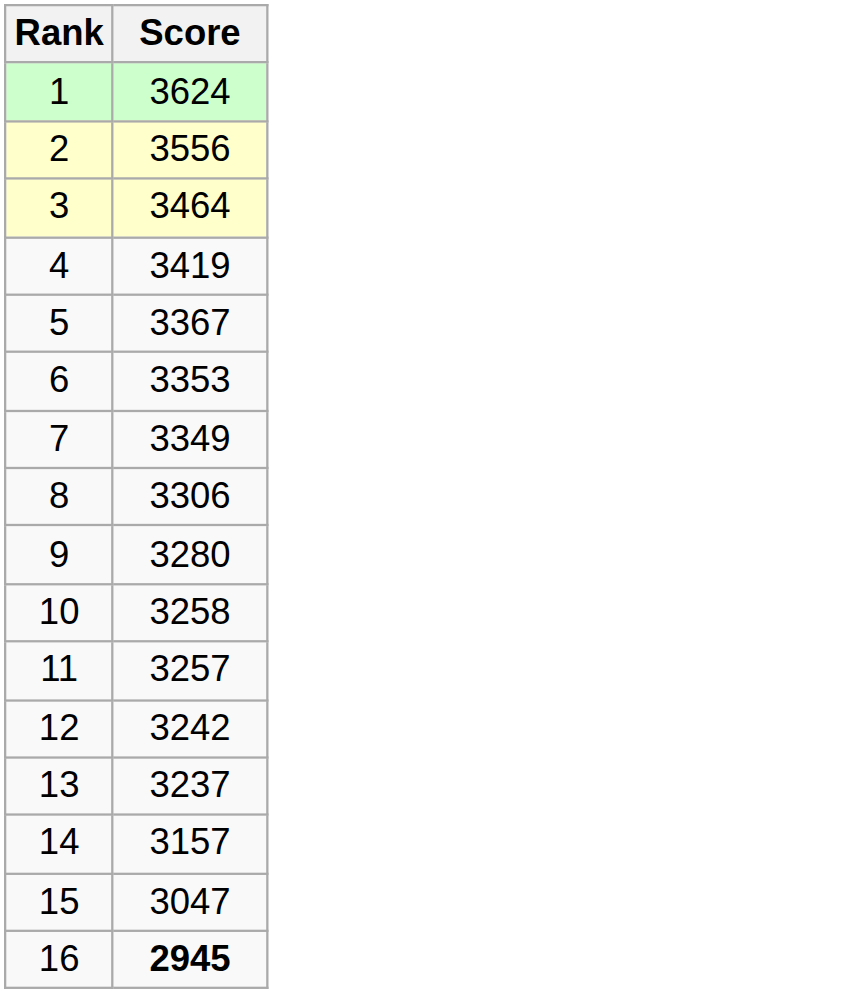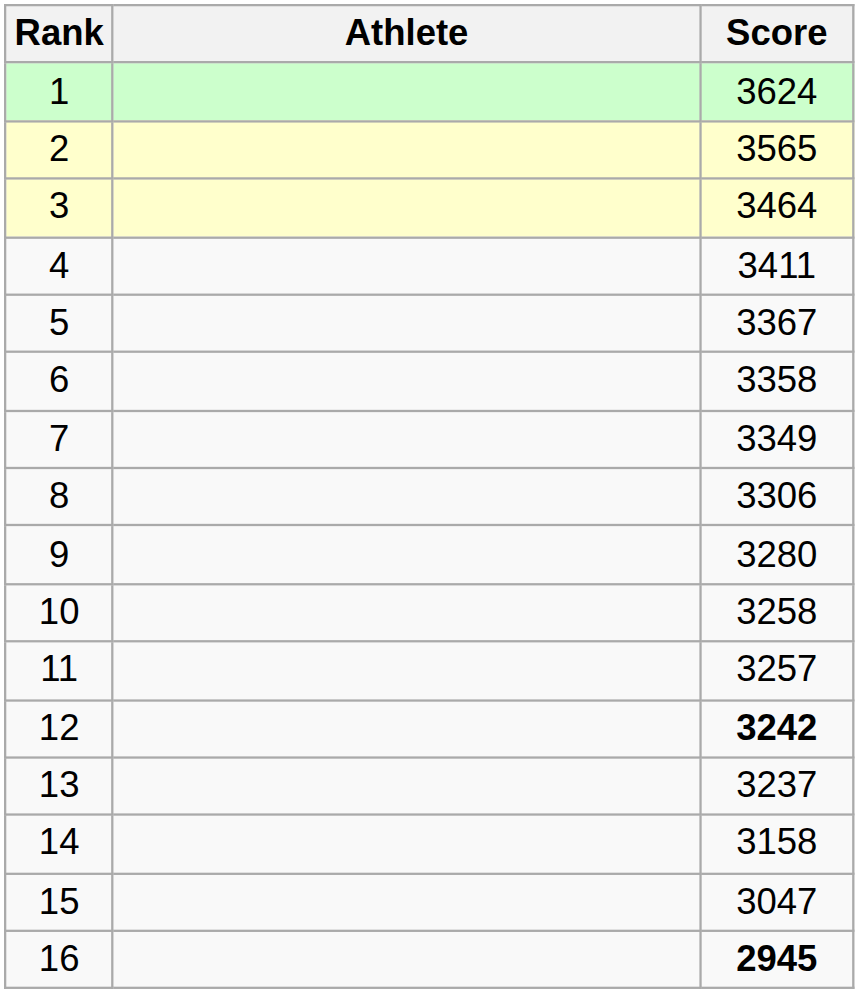+ column: (407, 33)
(190, 149) 3556 -> (777, 149) 3565
(190, 264) 3419 -> (777, 264) 3411
(190, 380) 3353 -> (777, 380) 3358
(190, 727) normal -> (777, 727) bold
(190, 843) 3157 -> (777, 843) 3158
